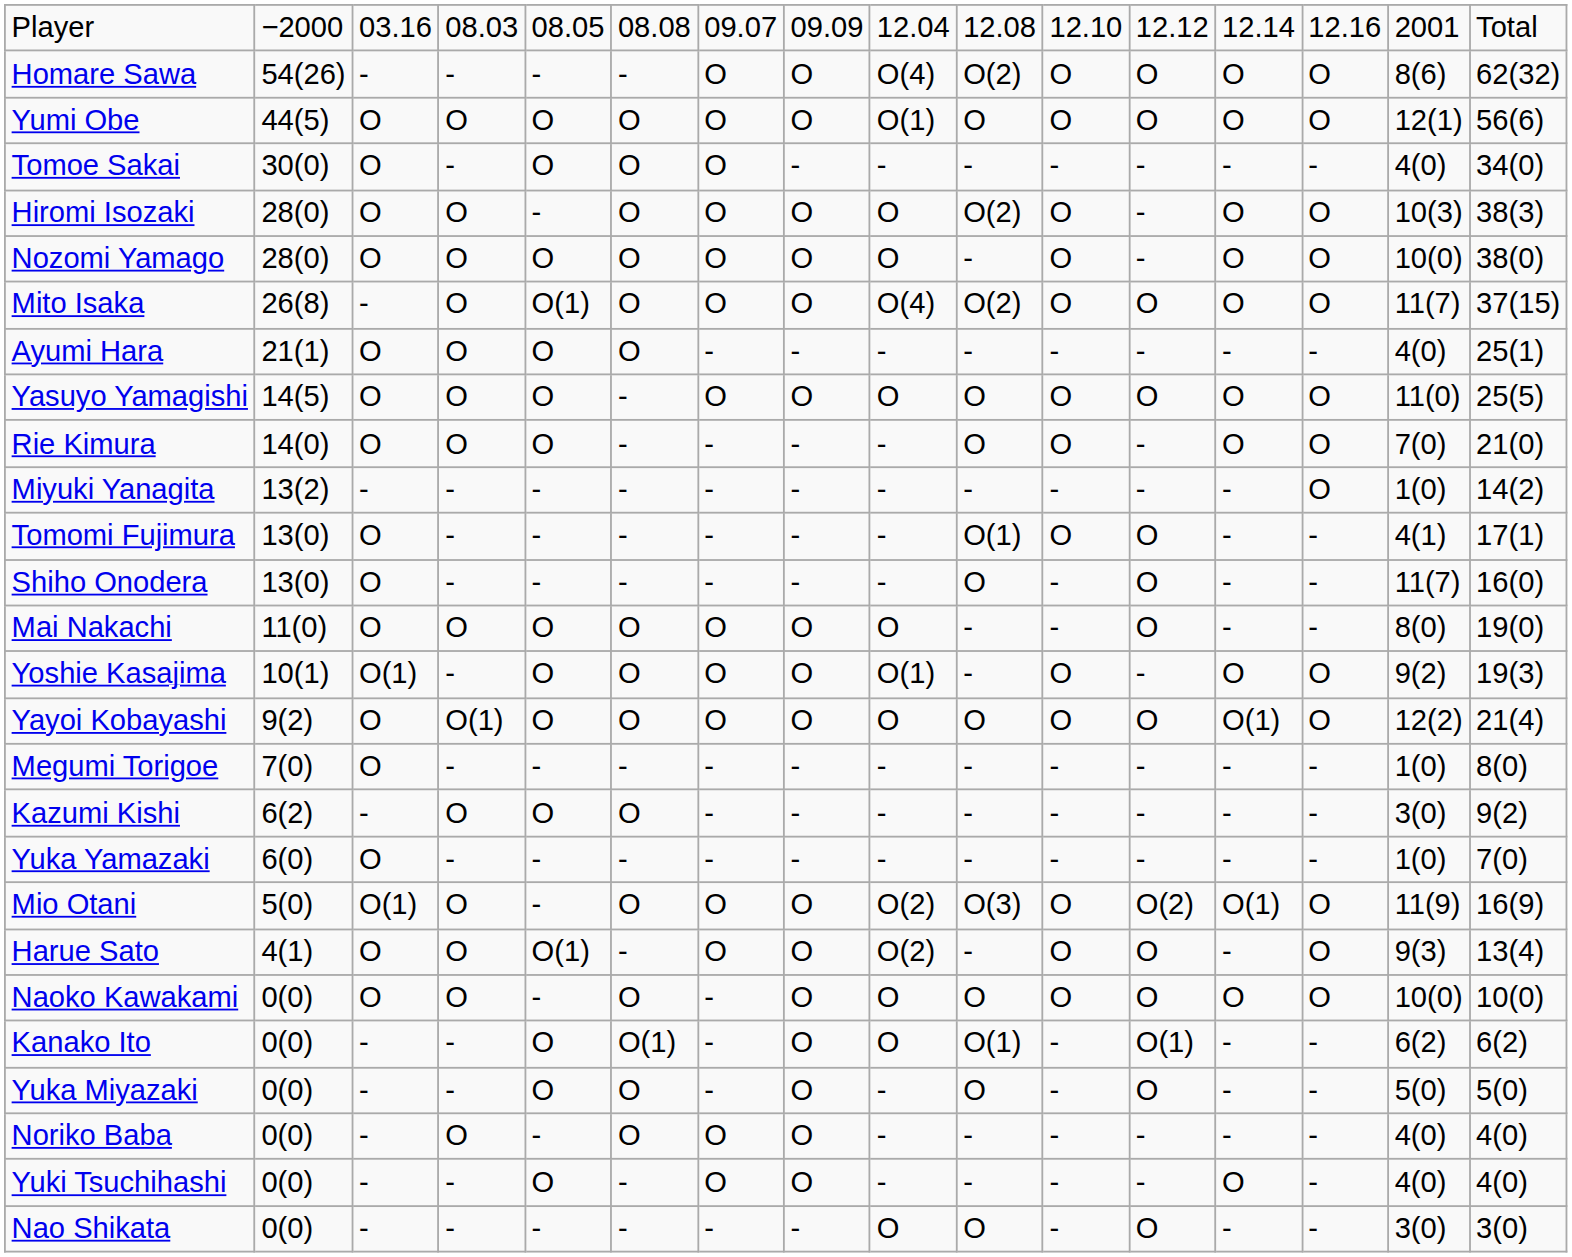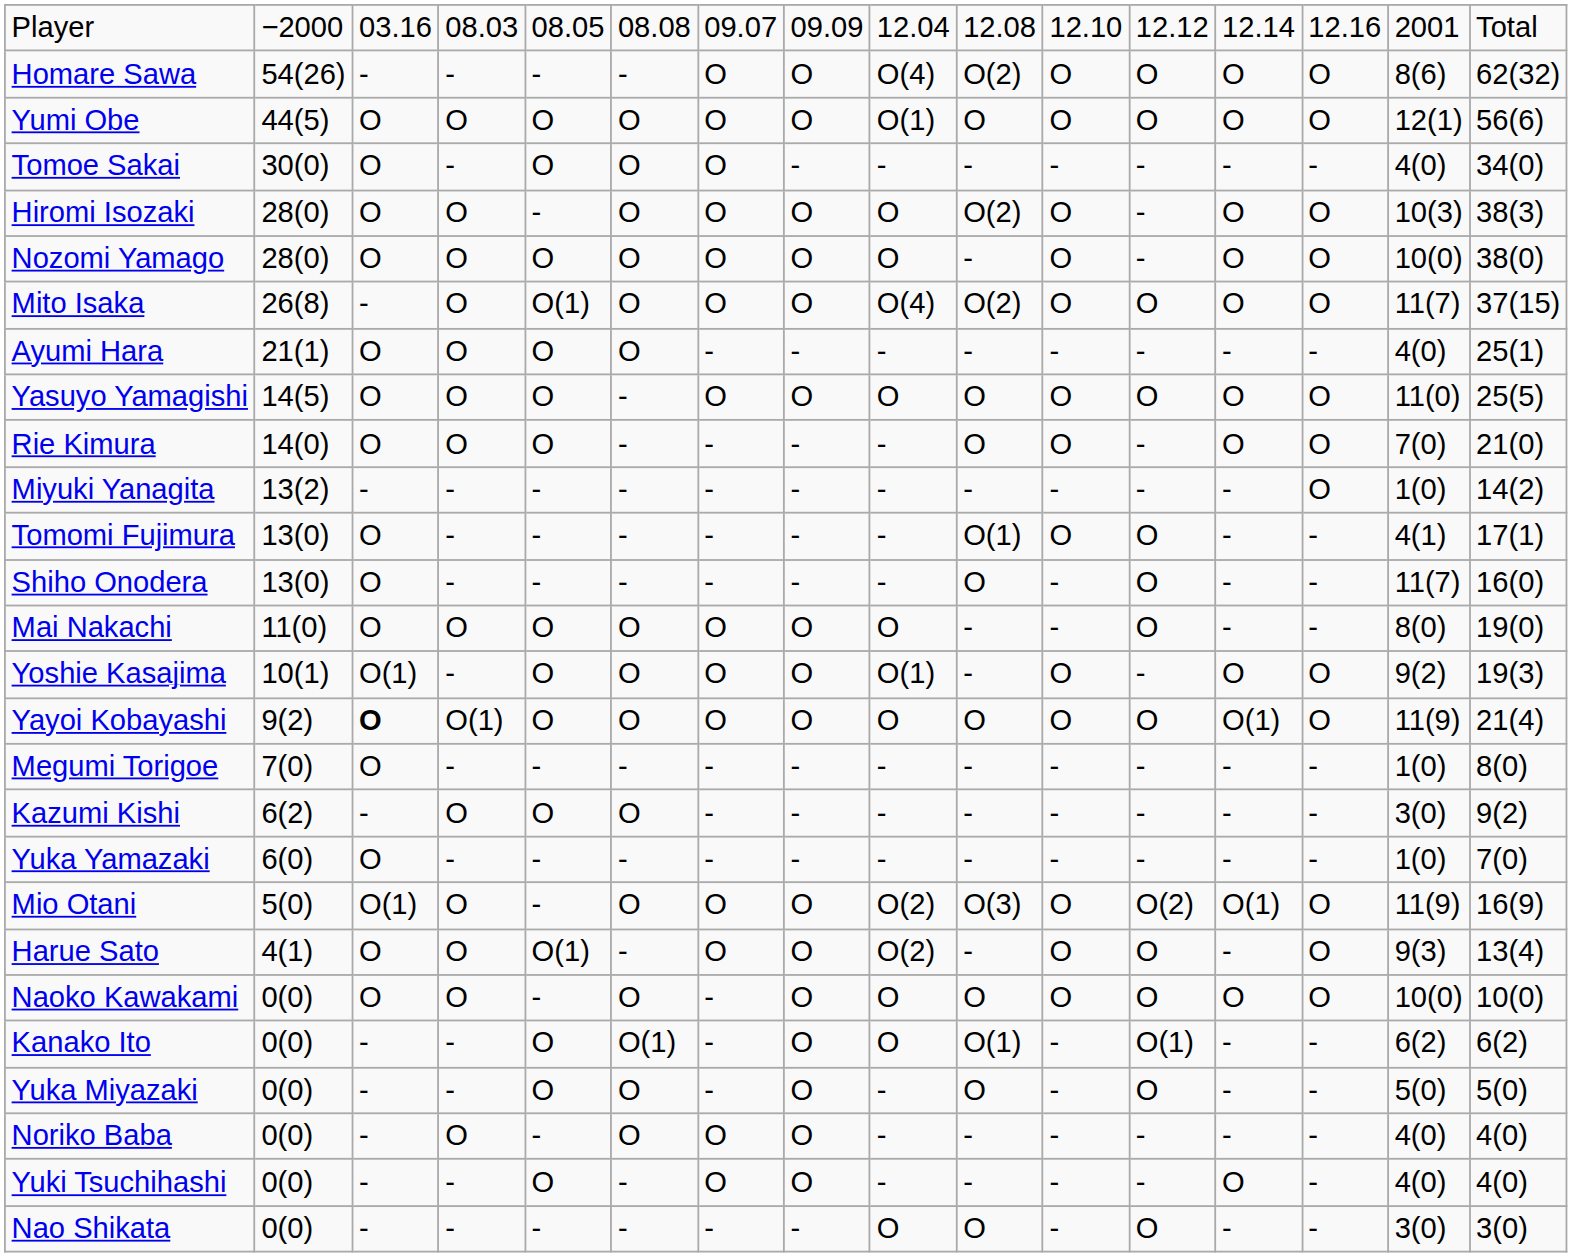(370, 720) normal -> (370, 720) bold
(1429, 720) 12(2) -> (1428, 720) 11(9)
